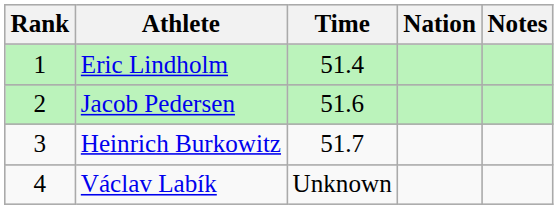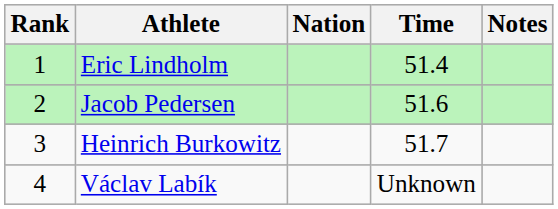columns swapped: (440, 24) <-> (342, 24)
